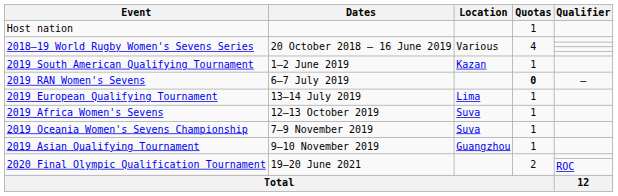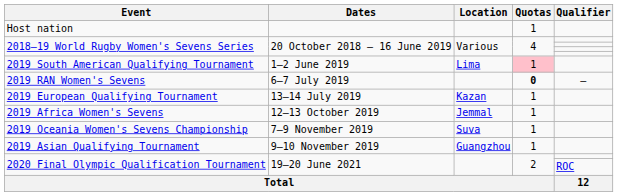(471, 64) Kazan -> (468, 64) Lima
(533, 64) no background -> (533, 64) pink background
(468, 97) Lima -> (471, 97) Kazan
(468, 113) Suva -> (474, 113) Jemmal
